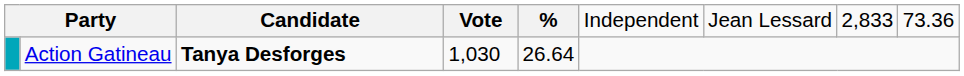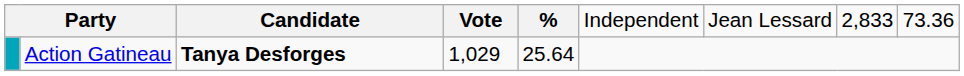(474, 53) 1,030 -> (474, 53) 1,029
(548, 53) 26.64 -> (548, 53) 25.64
